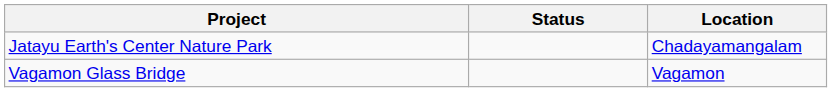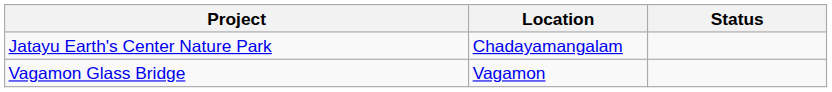columns swapped: (737, 18) <-> (558, 18)
